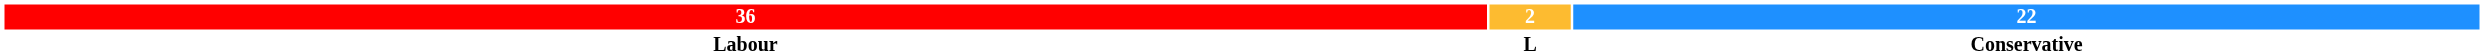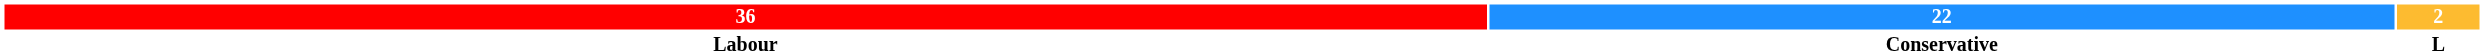columns swapped: (2027, 16) <-> (1530, 16)
